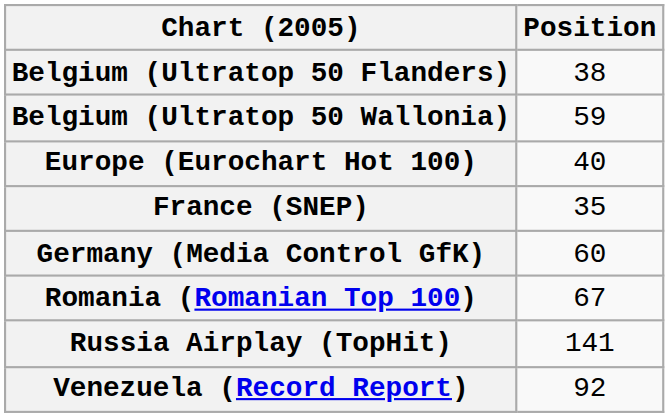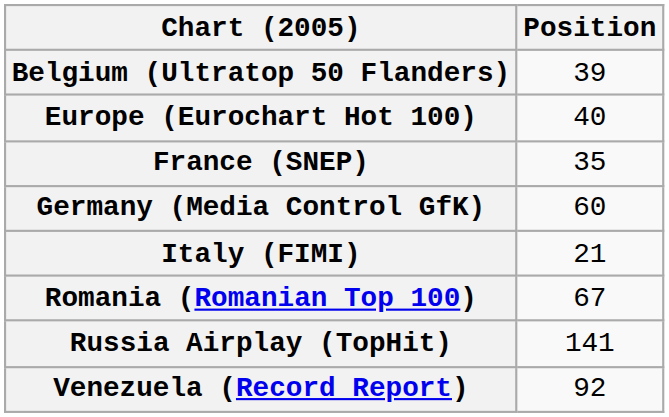(590, 73) 38 -> (590, 73) 39
- row: (261, 118)
+ row: (261, 253)
